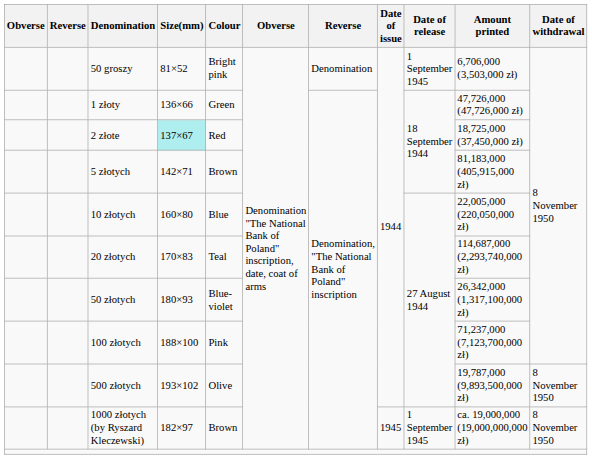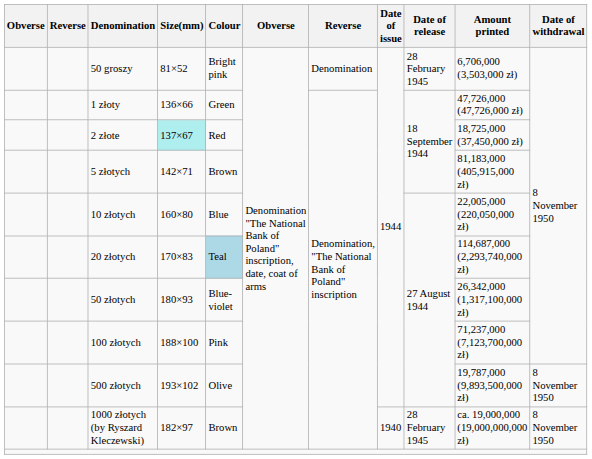(430, 68) 1 September 1945 -> (426, 68) 28 February 1945
(218, 257) no background -> (218, 257) lightblue background
(391, 428) 1945 -> (391, 428) 1940
(430, 428) 1 September 1945 -> (426, 428) 28 February 1945
